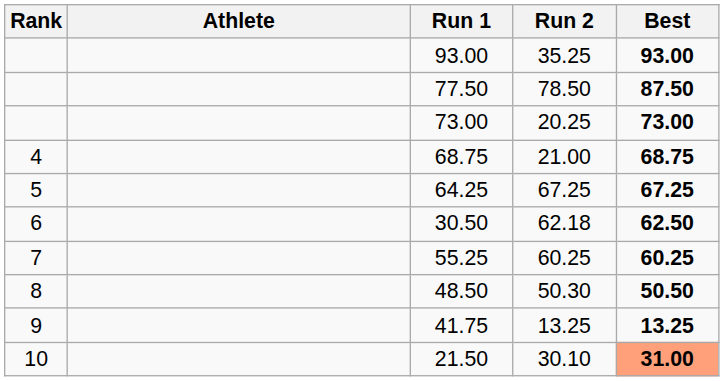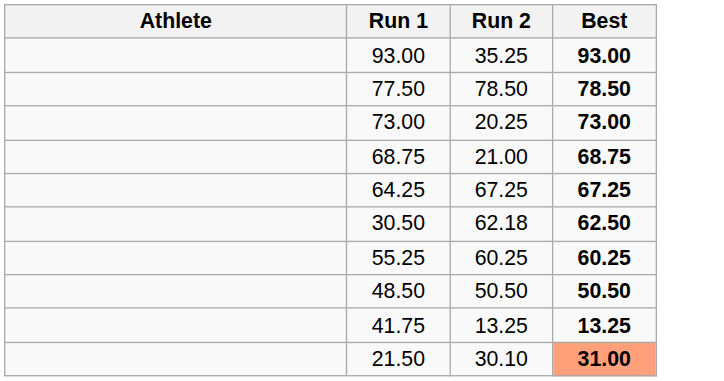- column: (36, 21)
(667, 88) 87.50 -> (604, 88) 78.50
(564, 291) 50.30 -> (501, 291) 50.50
